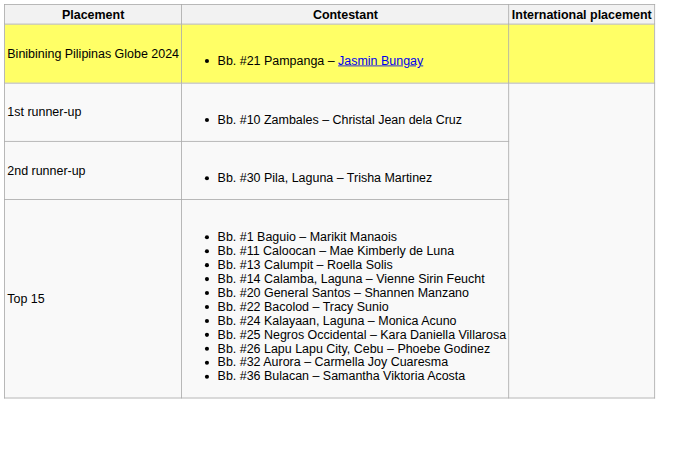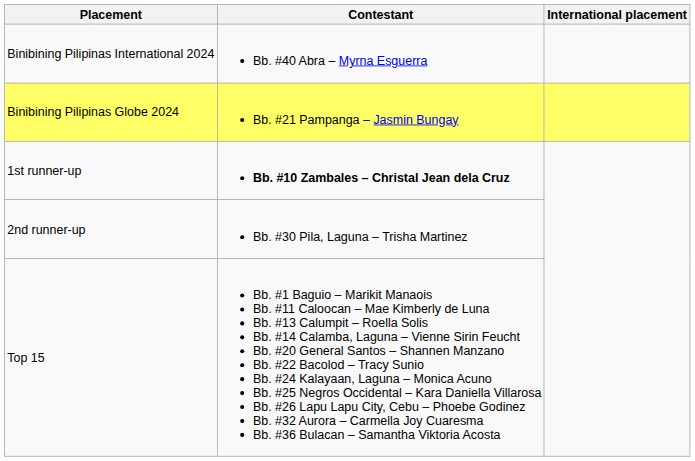+ row: (111, 54)
(345, 119) normal -> (381, 178) bold
